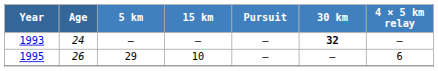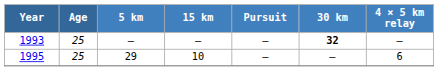(78, 41) 24 -> (78, 41) 25
(78, 58) 26 -> (78, 58) 25
